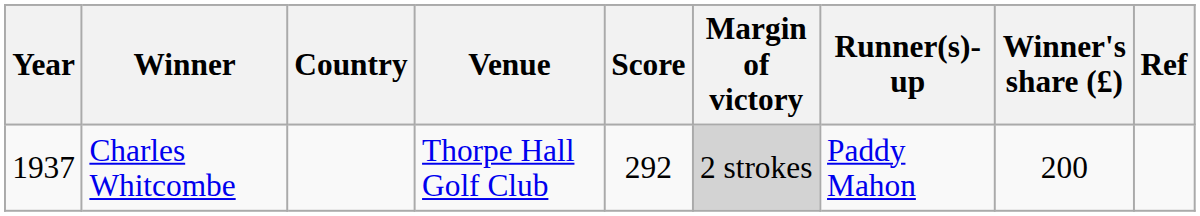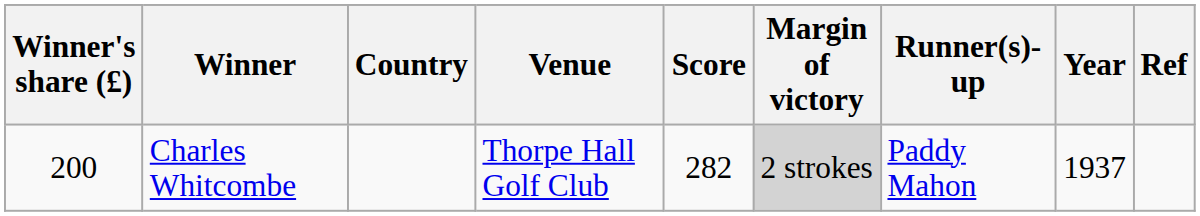columns swapped: (44, 64) <-> (1064, 64)
(648, 167) 292 -> (709, 167) 282
